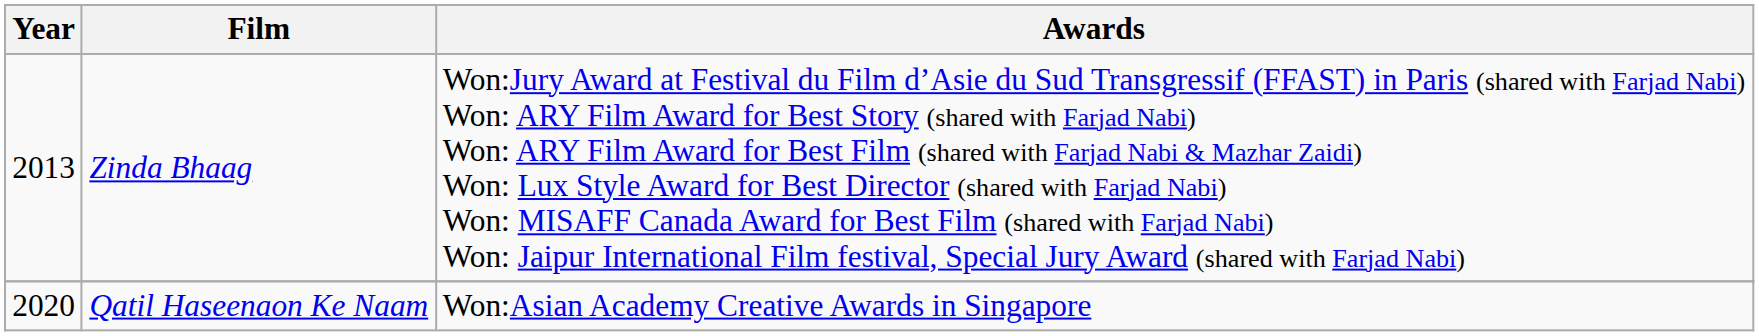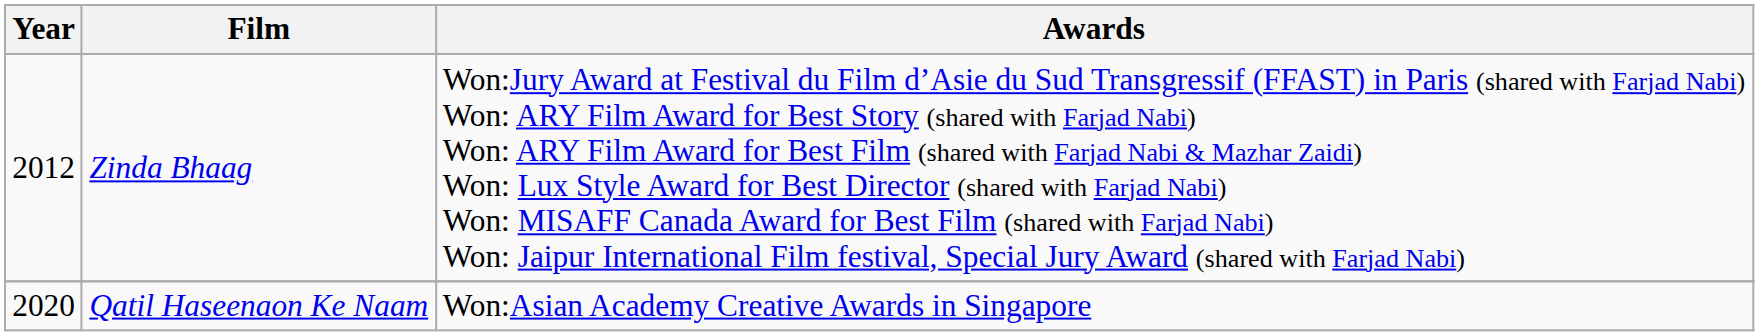(44, 167) 2013 -> (44, 167) 2012
